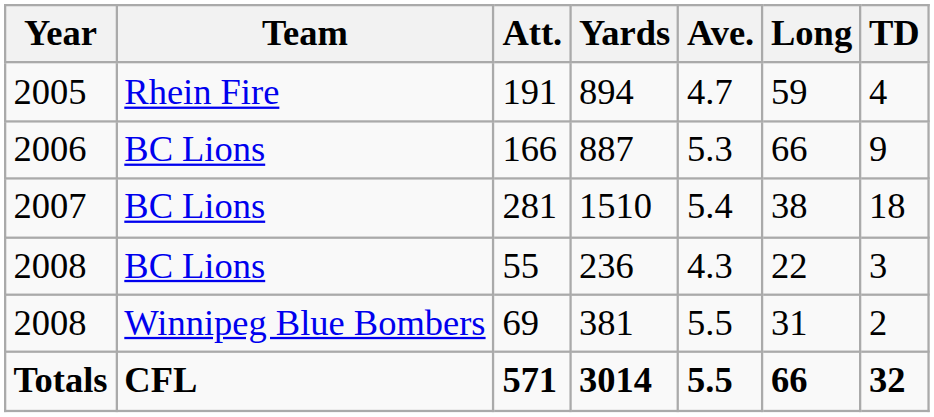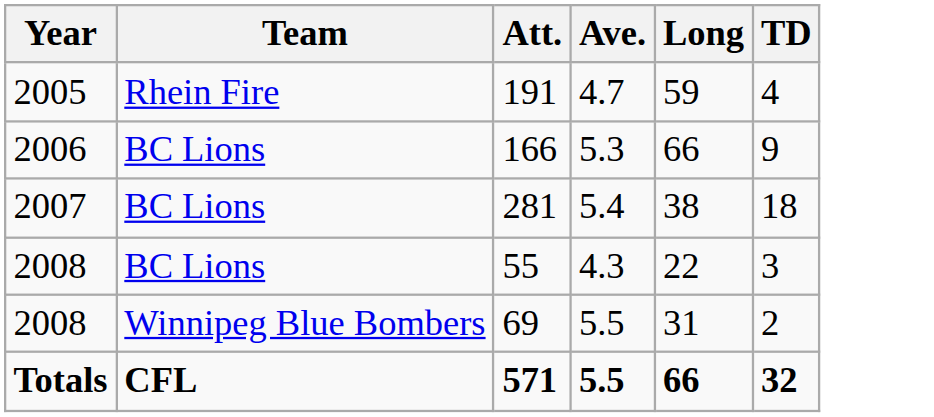- column: (625, 33)
